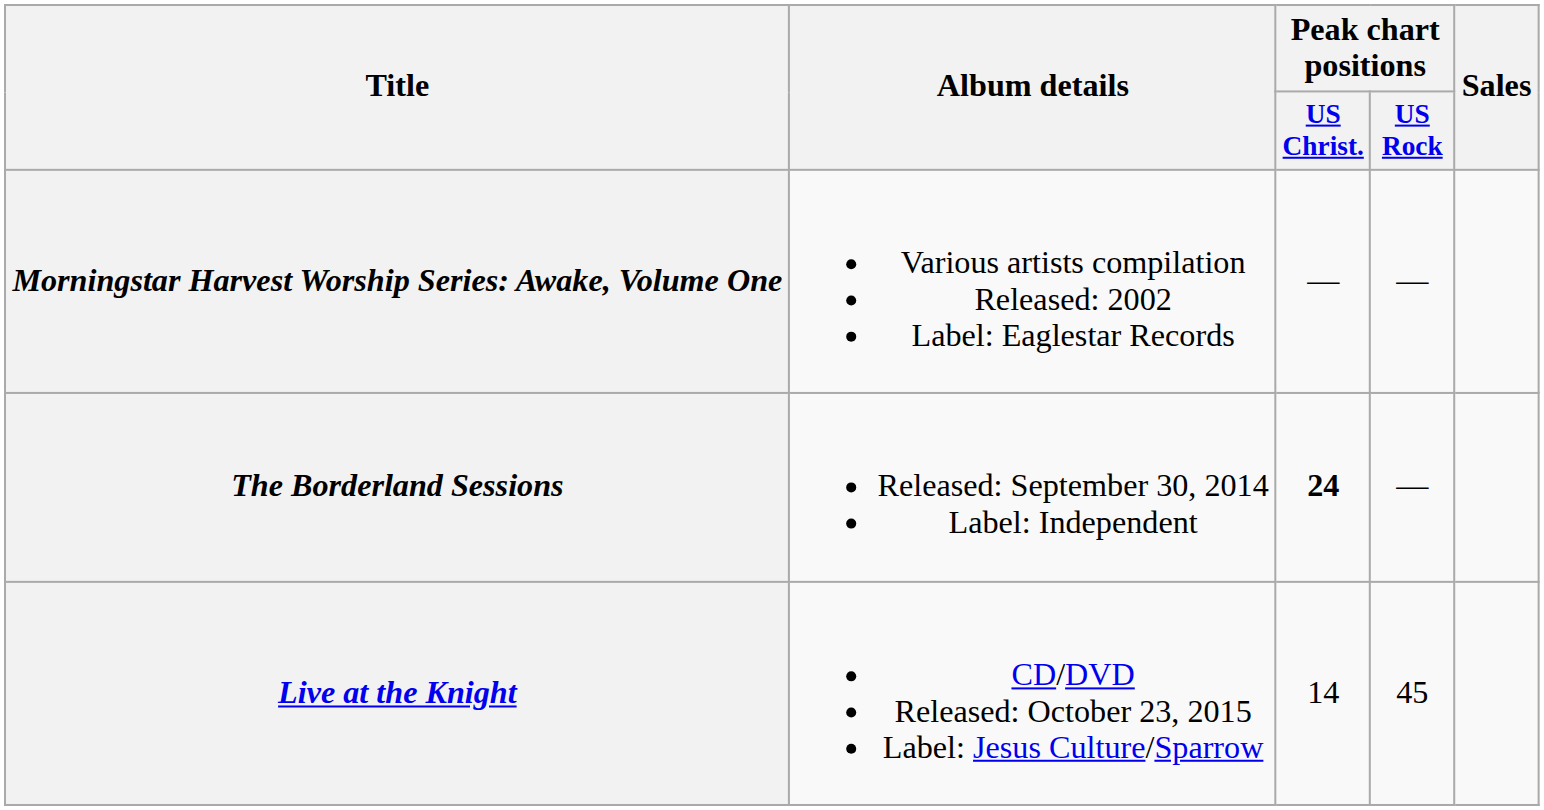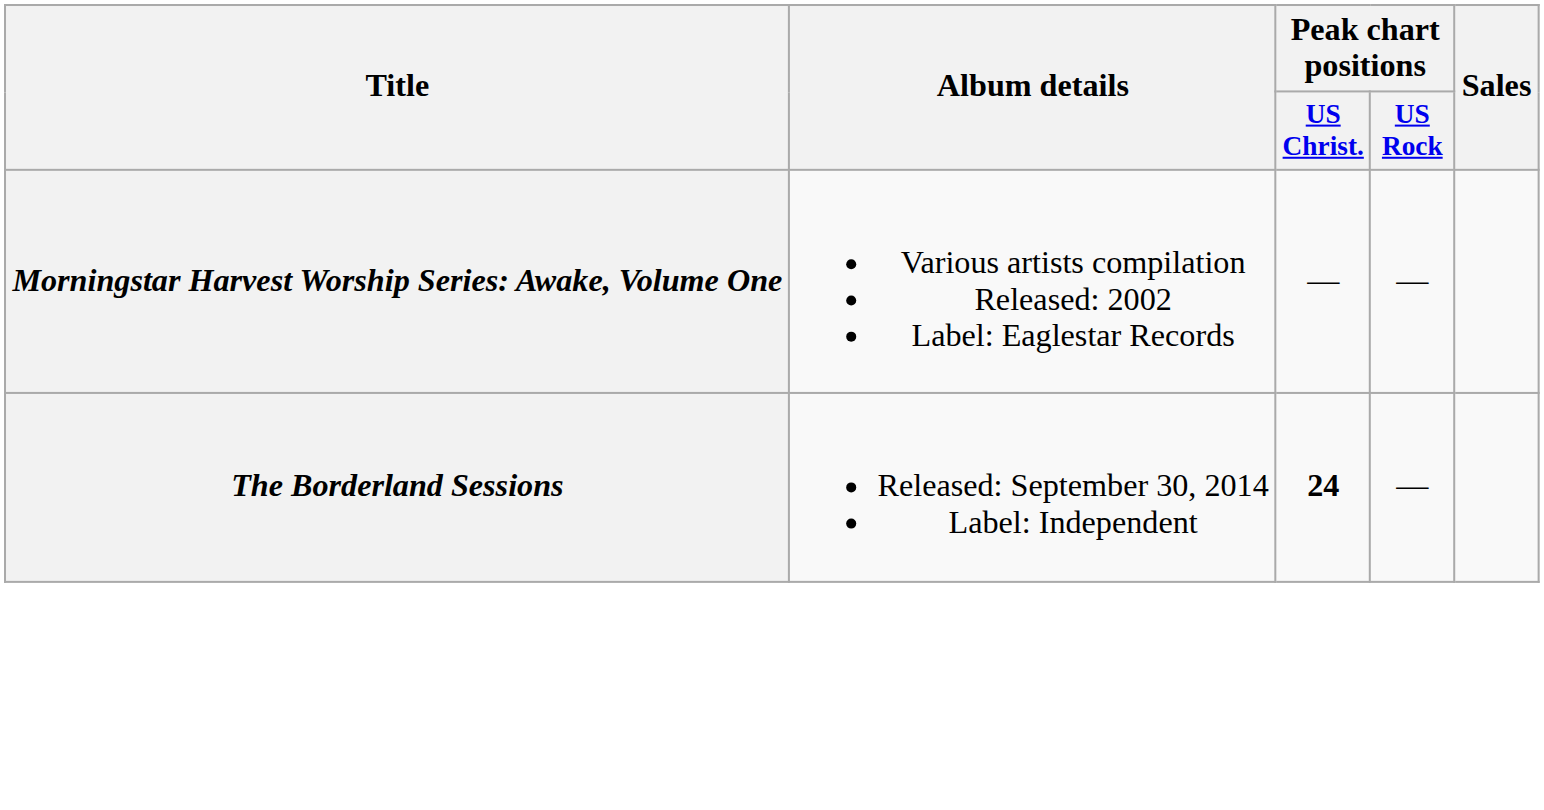- row: (397, 692)
